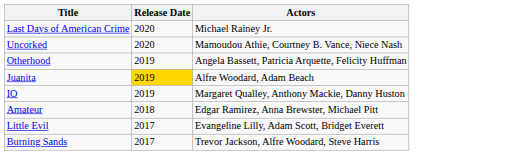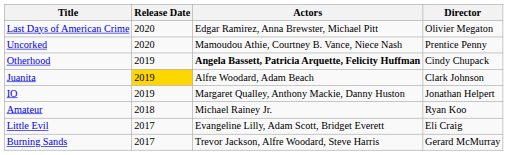+ column: (463, 12)
(234, 28) Michael Rainey Jr. -> (286, 28) Edgar Ramirez, Anna Brewster, Michael Pitt
(301, 61) normal -> (308, 61) bold
(286, 110) Edgar Ramirez, Anna Brewster, Michael Pitt -> (234, 110) Michael Rainey Jr.
